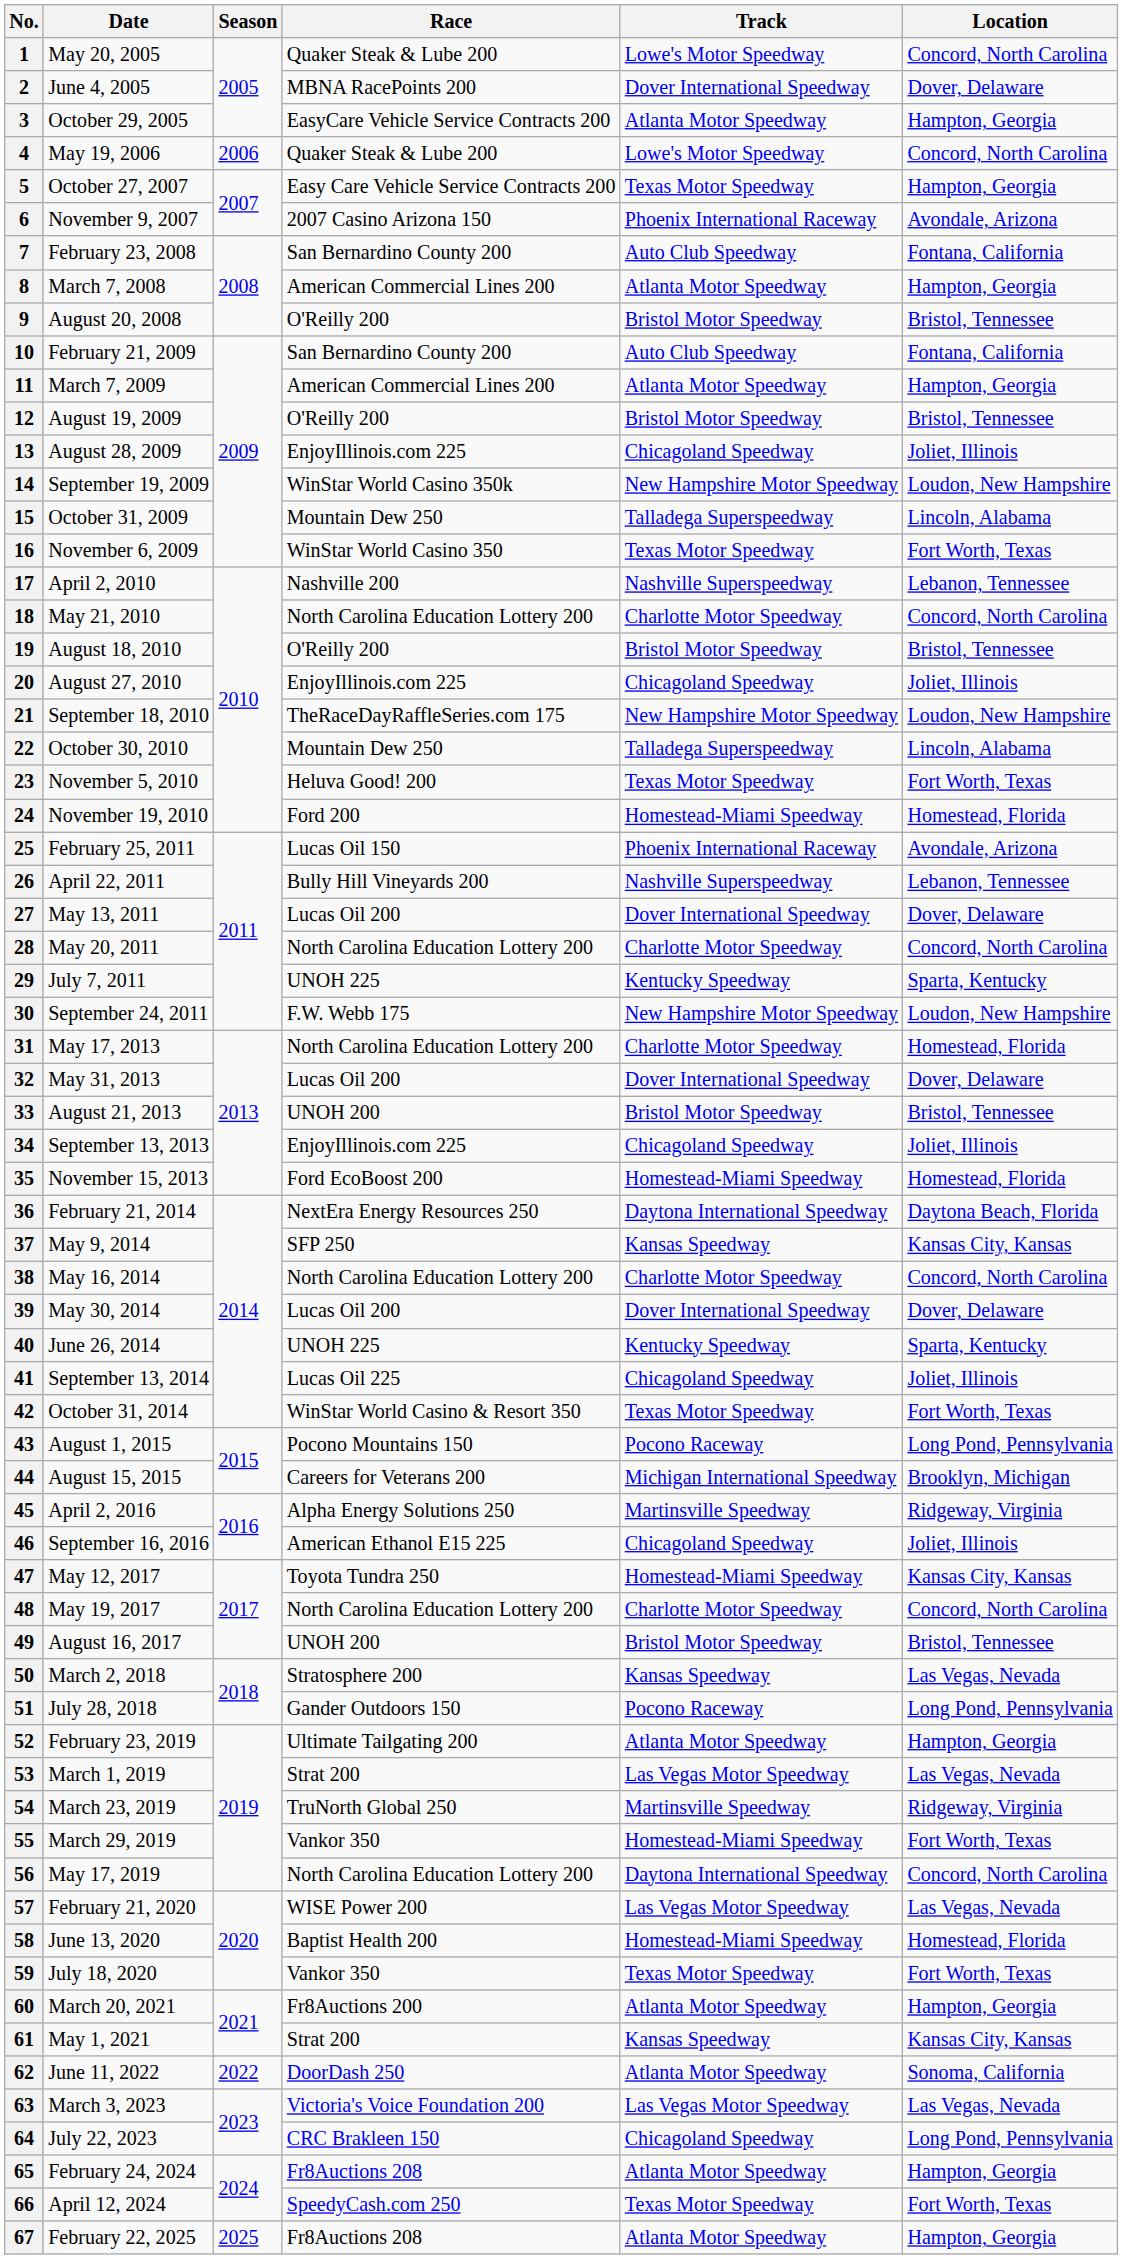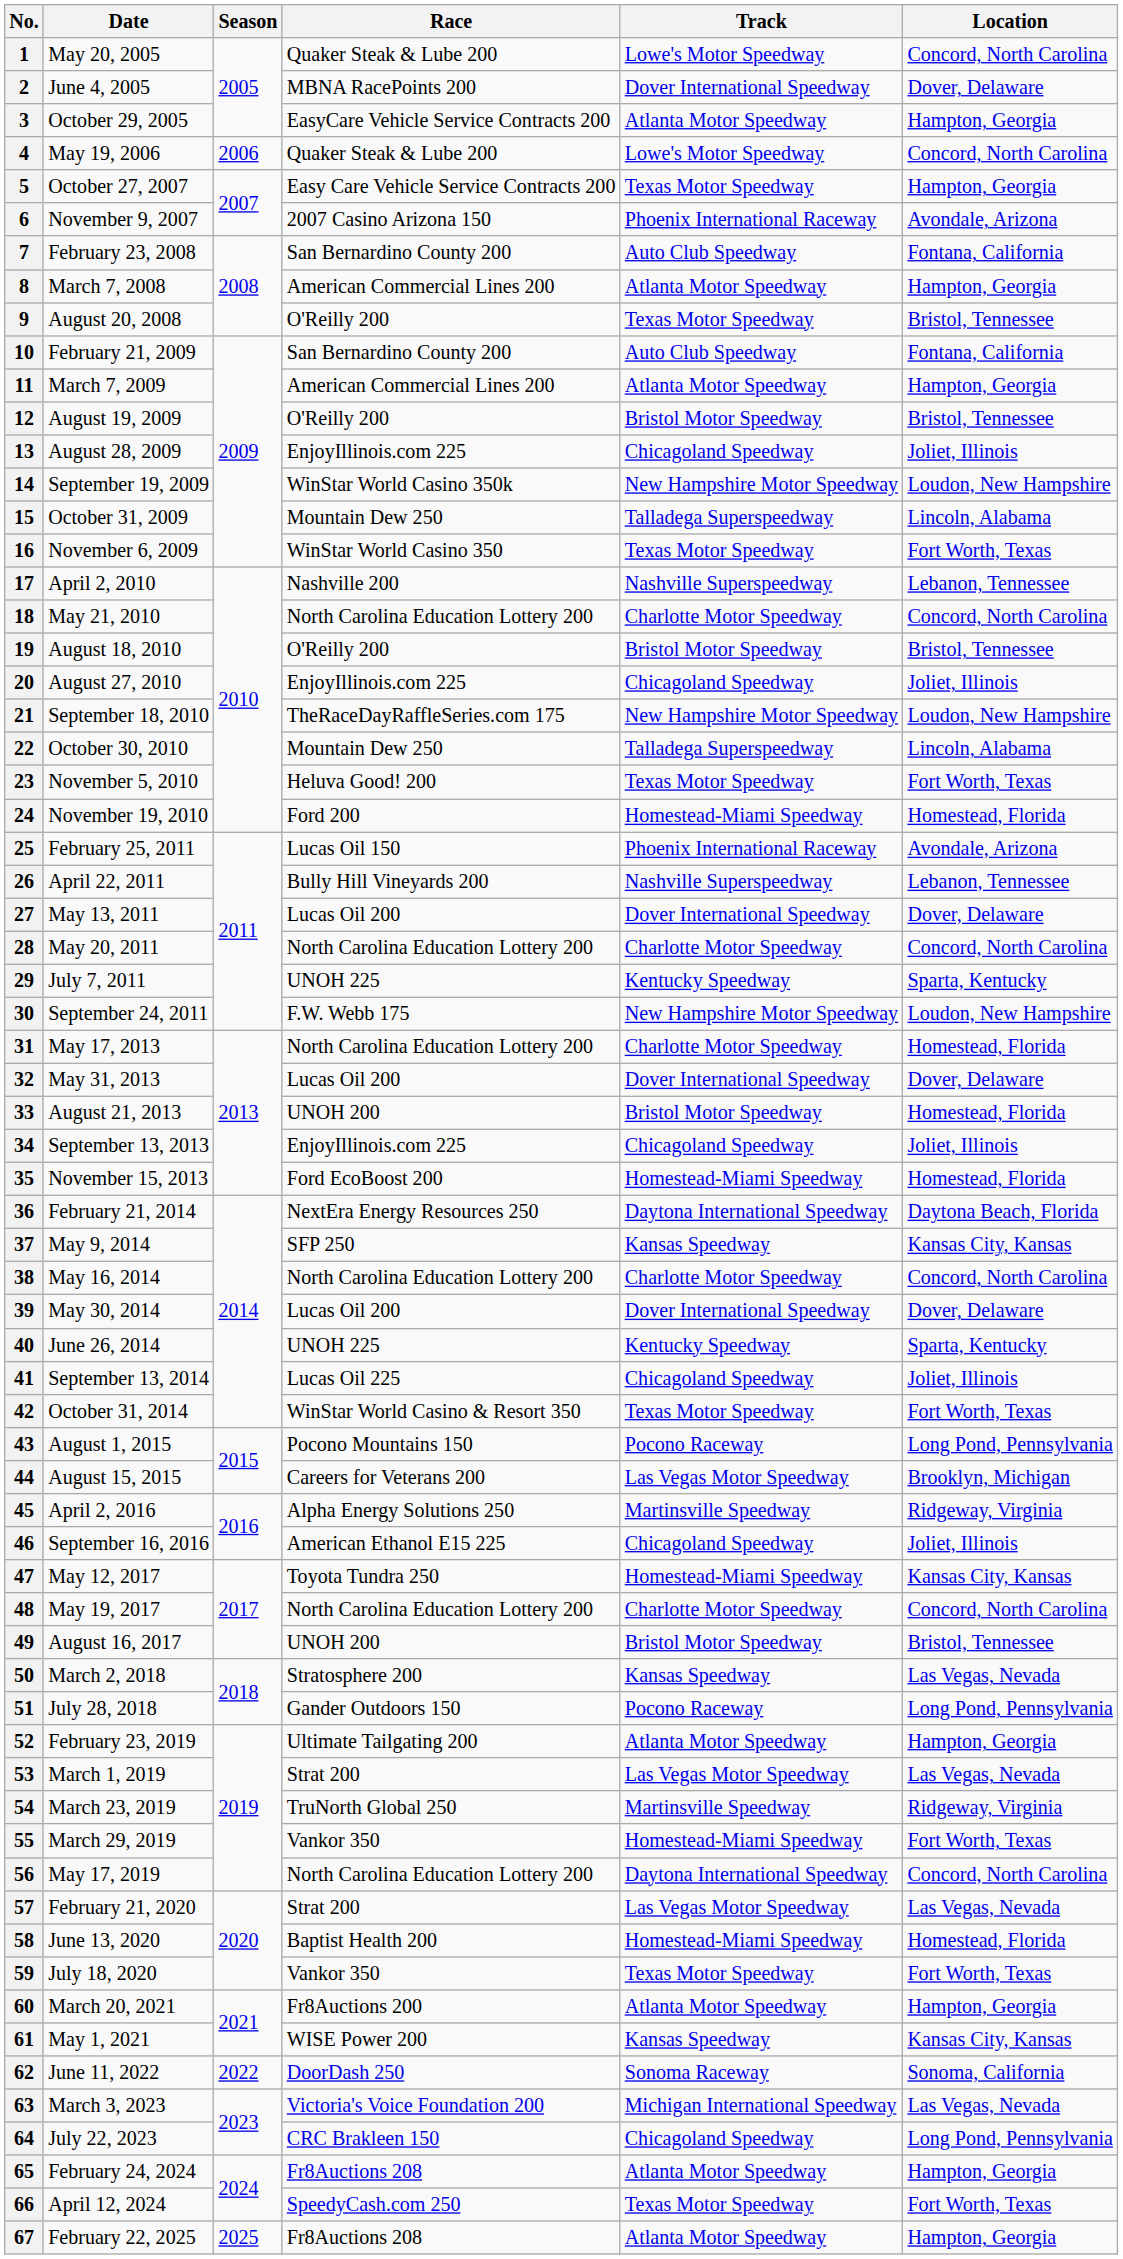(723, 318) Bristol Motor Speedway -> (719, 318) Texas Motor Speedway
(981, 1112) Bristol, Tennessee -> (986, 1112) Homestead, Florida
(761, 1476) Michigan International Speedway -> (737, 1476) Las Vegas Motor Speedway
(357, 1906) WISE Power 200 -> (323, 1906) Strat 200
(323, 2039) Strat 200 -> (357, 2039) WISE Power 200
(726, 2072) Atlanta Motor Speedway -> (697, 2072) Sonoma Raceway
(737, 2105) Las Vegas Motor Speedway -> (761, 2105) Michigan International Speedway
